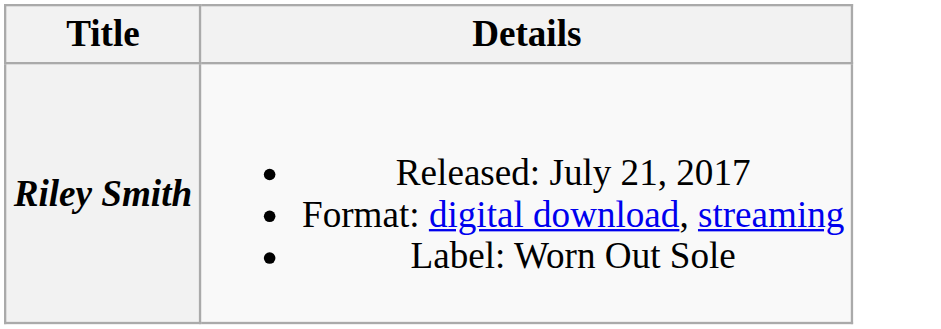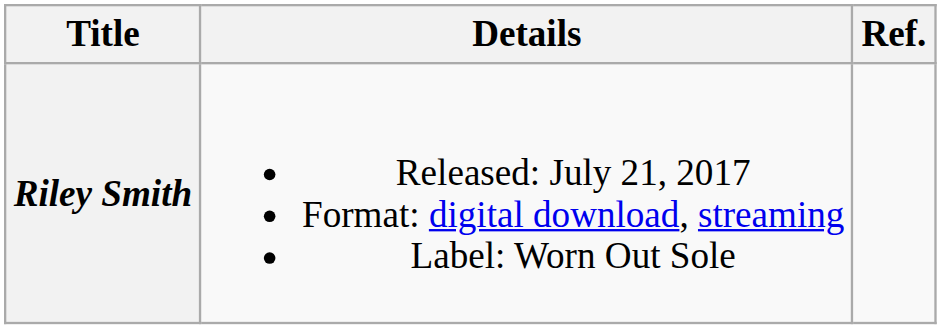+ column: (894, 33)
